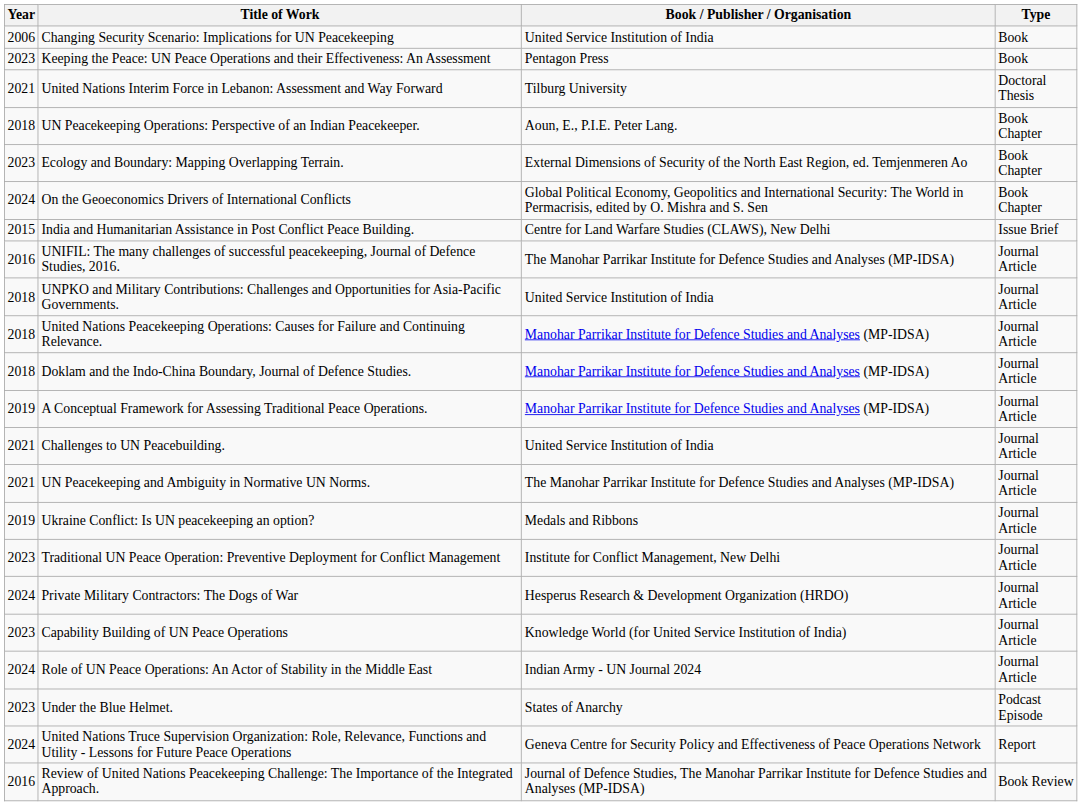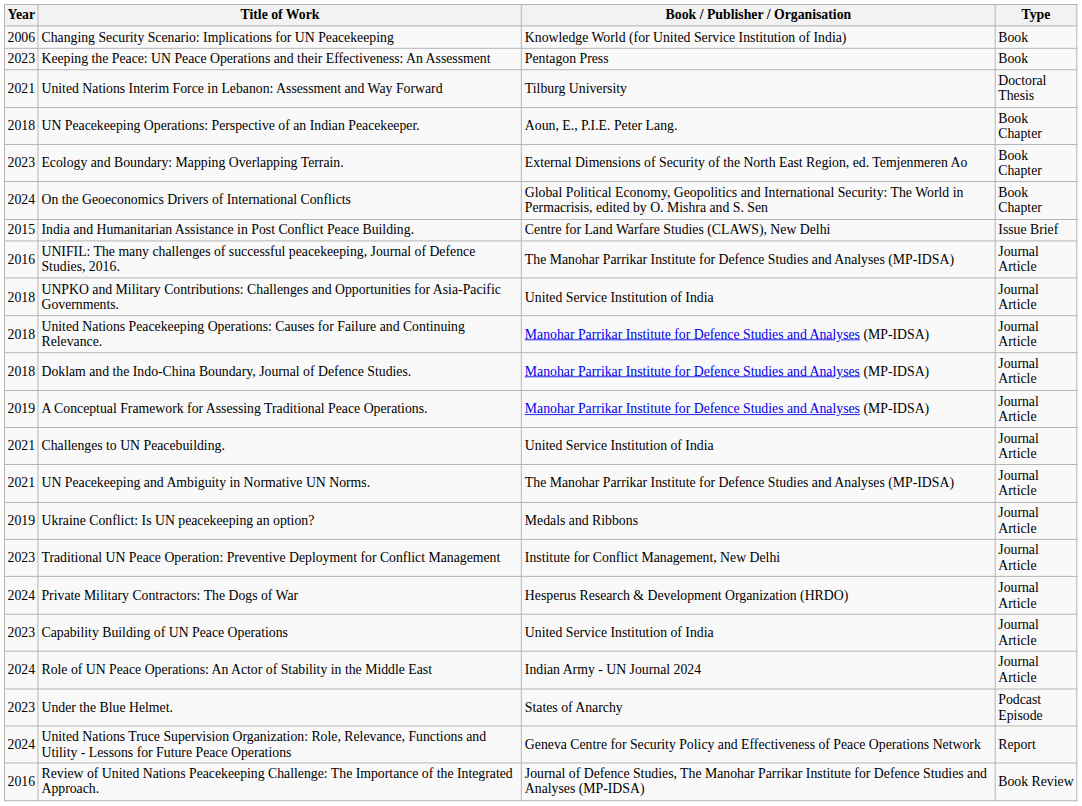(619, 37) United Service Institution of India -> (686, 37) Knowledge World (for United Service Institution of India)
(686, 632) Knowledge World (for United Service Institution of India) -> (619, 632) United Service Institution of India
